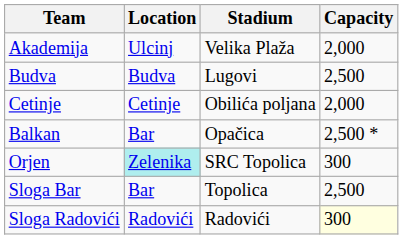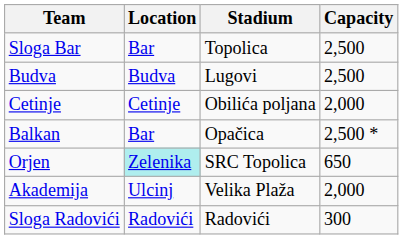rows swapped: (48, 47) <-> (45, 190)
(338, 162) 300 -> (338, 162) 650
(338, 219) lightyellow background -> (338, 219) no background
